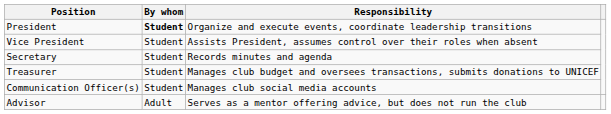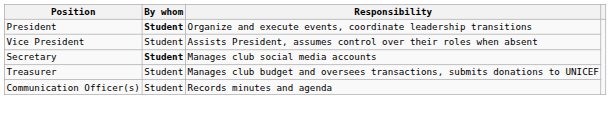(164, 57) normal -> (164, 57) bold
(260, 57) Records minutes and agenda -> (282, 57) Manages club social media accounts
(282, 87) Manages club social media accounts -> (260, 87) Records minutes and agenda
- row: (26, 102)
